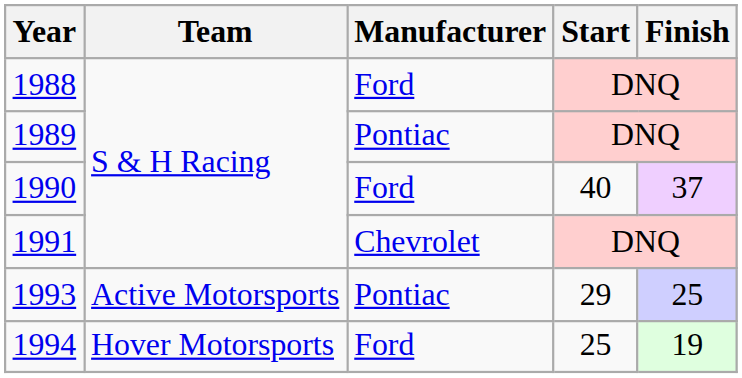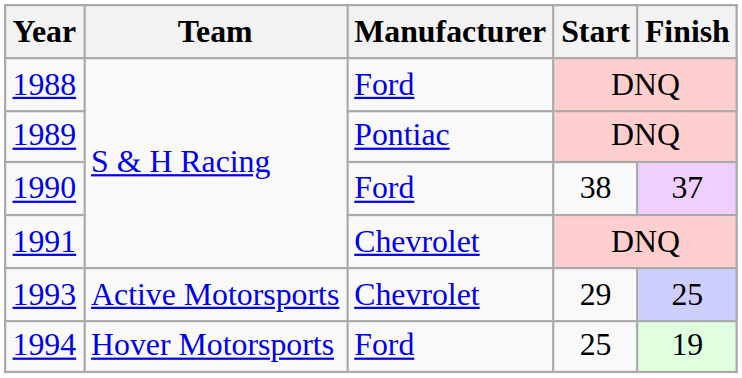(596, 188) 40 -> (596, 188) 38
(402, 293) Pontiac -> (417, 293) Chevrolet
